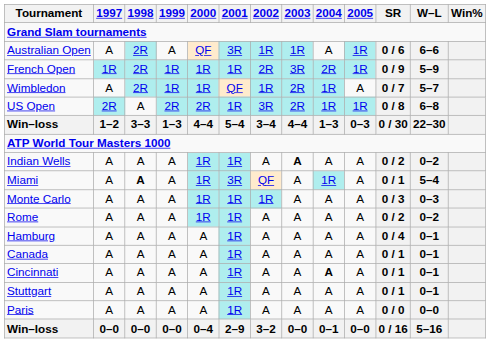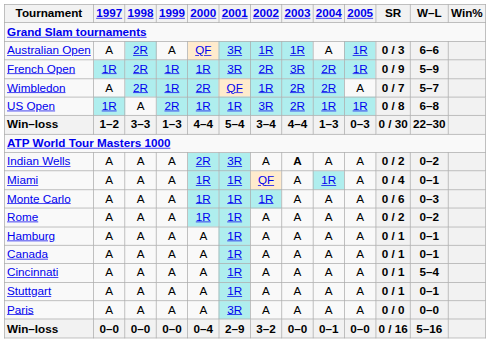(393, 50) 0 / 6 -> (393, 50) 0 / 3
(235, 69) 1R -> (235, 69) 3R
(203, 87) 1R -> (203, 87) 2R
(329, 87) 1R -> (329, 87) 2R
(109, 106) 2R -> (109, 106) 1R
(203, 106) 2R -> (203, 106) 1R
(203, 161) 1R -> (203, 161) 2R
(235, 161) 1R -> (235, 161) 3R
(141, 180) bold -> (141, 180) normal
(235, 180) 3R -> (235, 180) 1R
(393, 180) 0 / 1 -> (393, 180) 0 / 4
(429, 180) 5–4 -> (429, 180) 0–1
(393, 198) 0 / 3 -> (393, 198) 0 / 6
(393, 236) 0 / 4 -> (393, 236) 0 / 1
(329, 273) bold -> (329, 273) normal
(429, 273) 0–1 -> (429, 273) 5–4
(235, 310) 1R -> (235, 310) 3R
